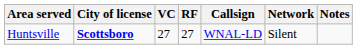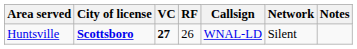(164, 34) normal -> (164, 34) bold
(188, 34) 27 -> (188, 34) 26
